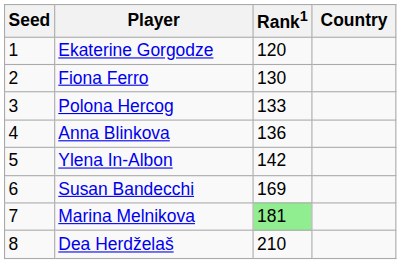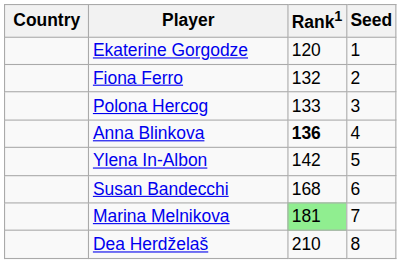columns swapped: (354, 20) <-> (29, 20)
(272, 78) 130 -> (306, 78) 132
(272, 133) normal -> (306, 133) bold
(272, 188) 169 -> (306, 188) 168
